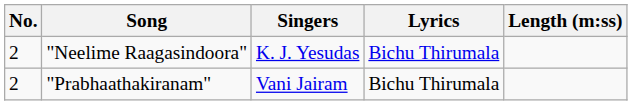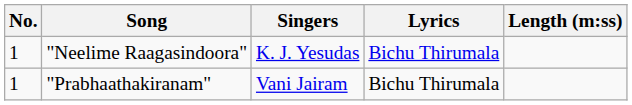(14, 52) 2 -> (14, 52) 1
(14, 84) 2 -> (14, 84) 1
